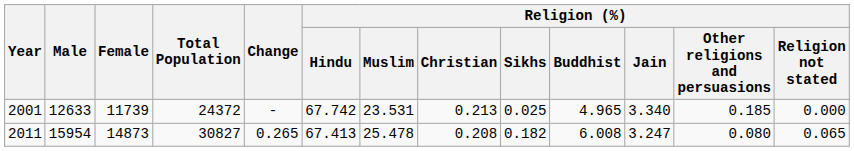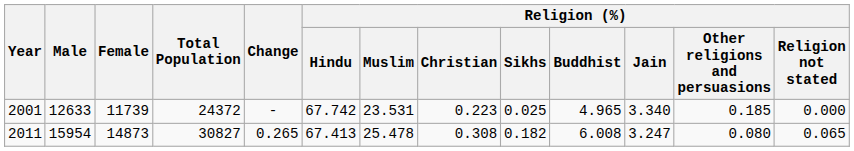(476, 111) 0.213 -> (476, 111) 0.223
(476, 134) 0.208 -> (476, 134) 0.308
